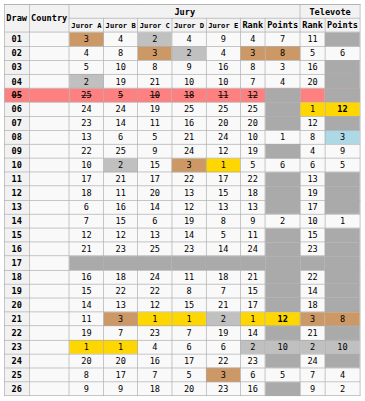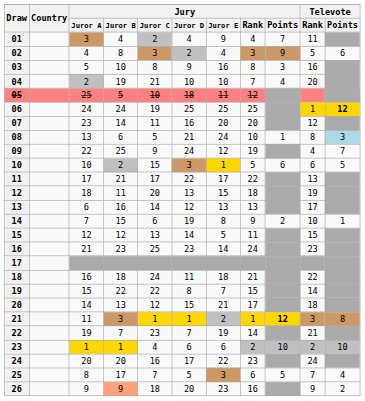(283, 53) 8 -> (283, 53) 9
(342, 151) 9 -> (342, 151) 7
(121, 389) no background -> (121, 389) lightsalmon background
